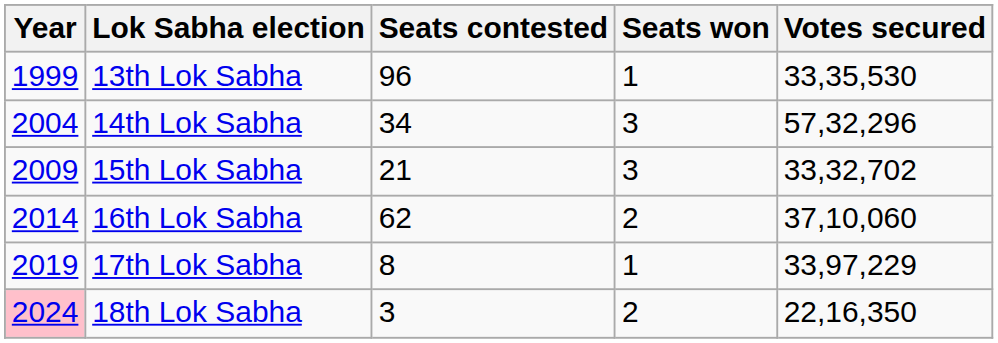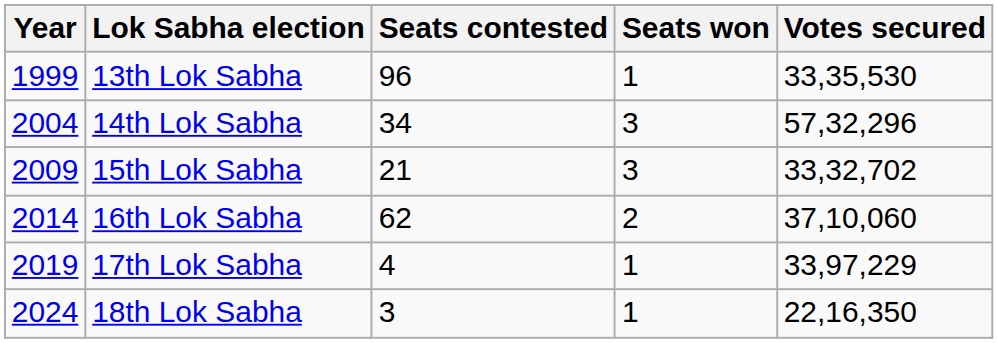(387, 265) 8 -> (387, 265) 4
(45, 312) pink background -> (45, 312) no background
(630, 312) 2 -> (630, 312) 1
